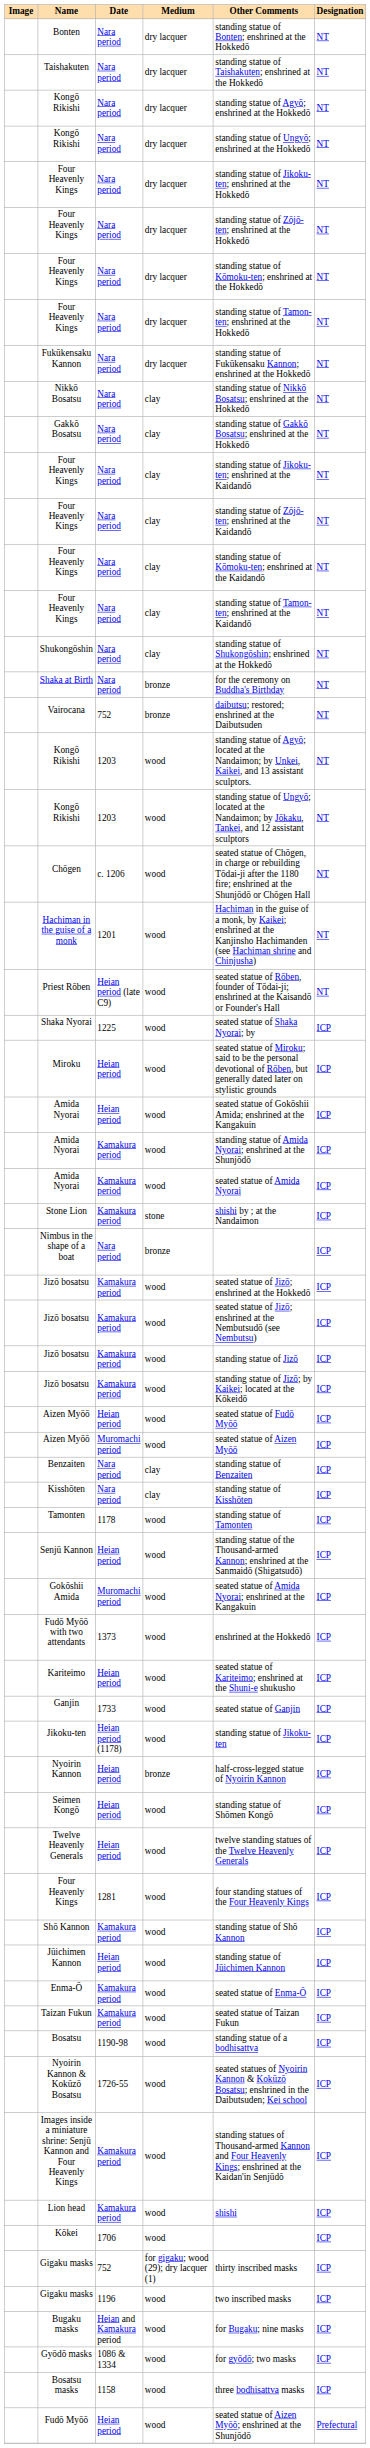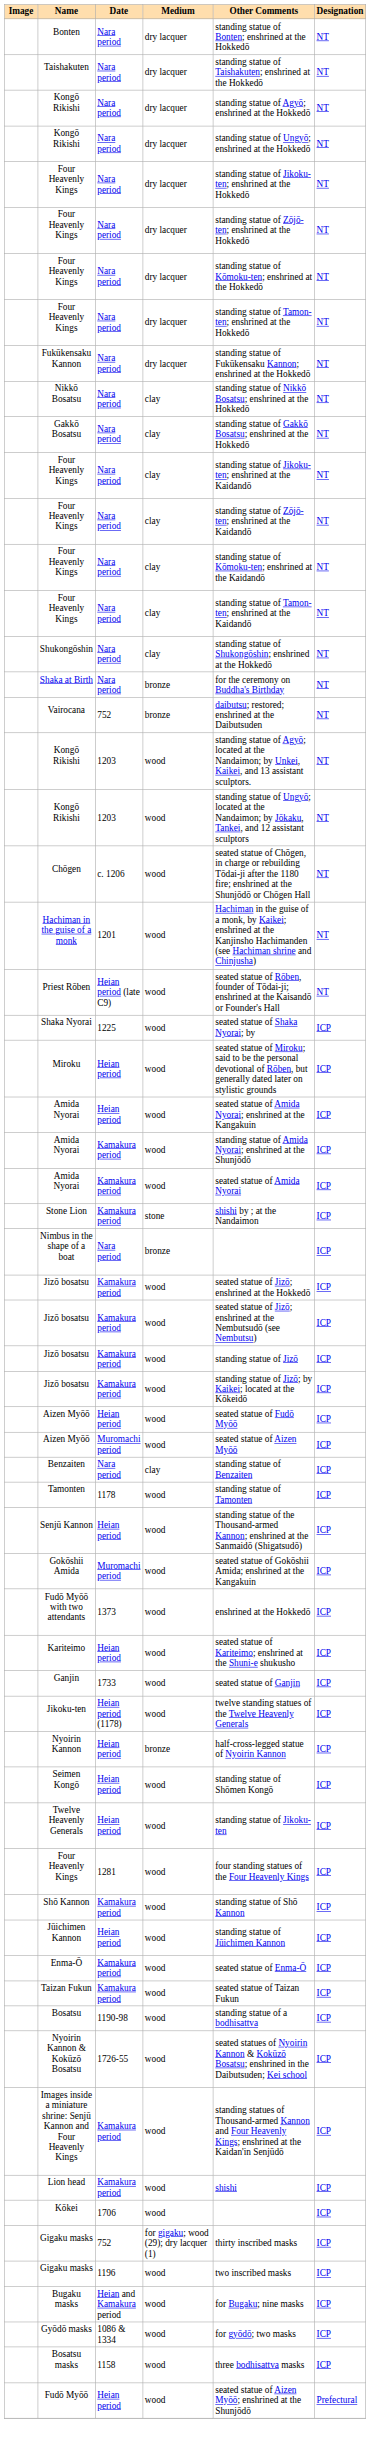(262, 1114) seated statue of Gokōshii Amida; enshrined at the Kangakuin -> (260, 1114) seated statue of Amida Nyorai; enshrined at the Kangakuin
- row: (66, 1489)
(260, 1596) seated statue of Amida Nyorai; enshrined at the Kangakuin -> (262, 1571) seated statue of Gokōshii Amida; enshrined at the Kangakuin
(263, 1739) standing statue of Jikoku-ten -> (263, 1713) twelve standing statues of the Twelve Heavenly Generals
(263, 1851) twelve standing statues of the Twelve Heavenly Generals -> (263, 1825) standing statue of Jikoku-ten
